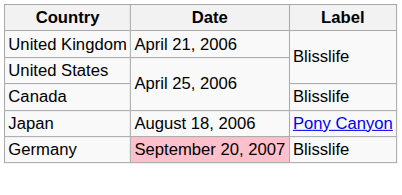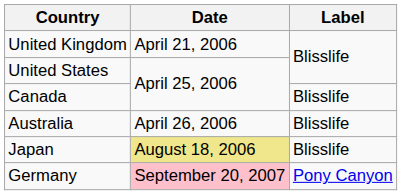+ row: (41, 123)
(195, 123) no background -> (195, 149) khaki background
(343, 123) Pony Canyon -> (321, 149) Blisslife
(321, 149) Blisslife -> (343, 176) Pony Canyon
